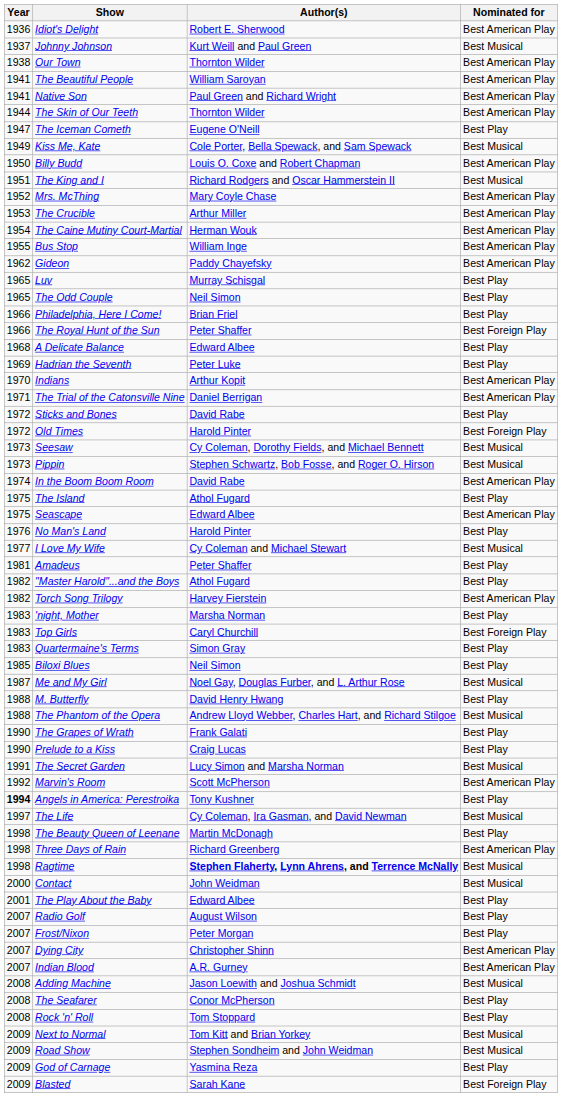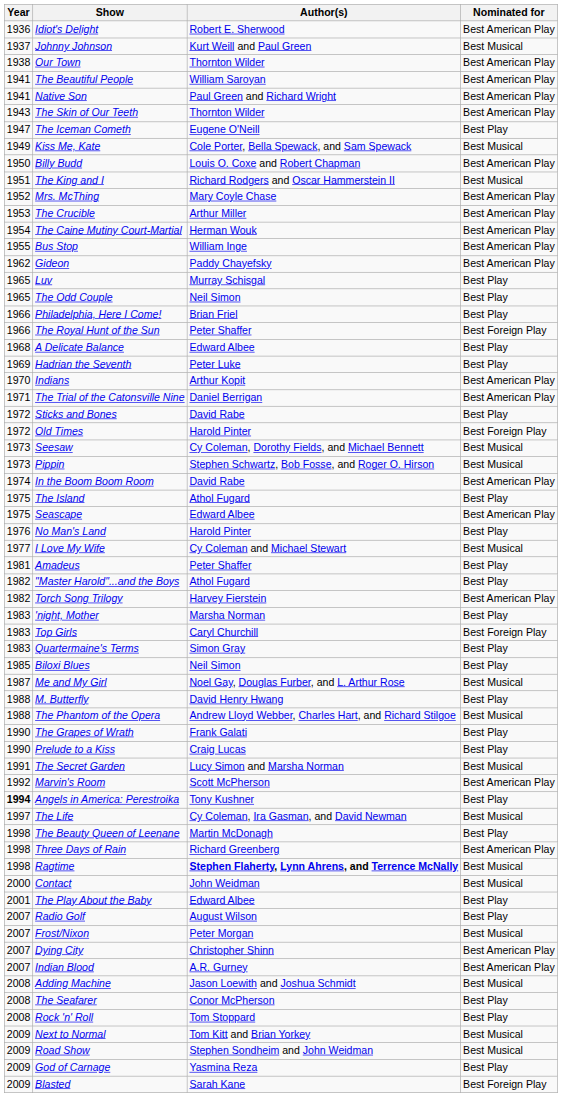(19, 113) 1944 -> (19, 113) 1943
(485, 933) Best Play -> (493, 933) Best Musical
